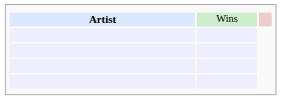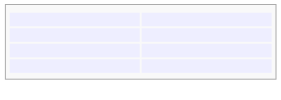- row: (102, 20)
